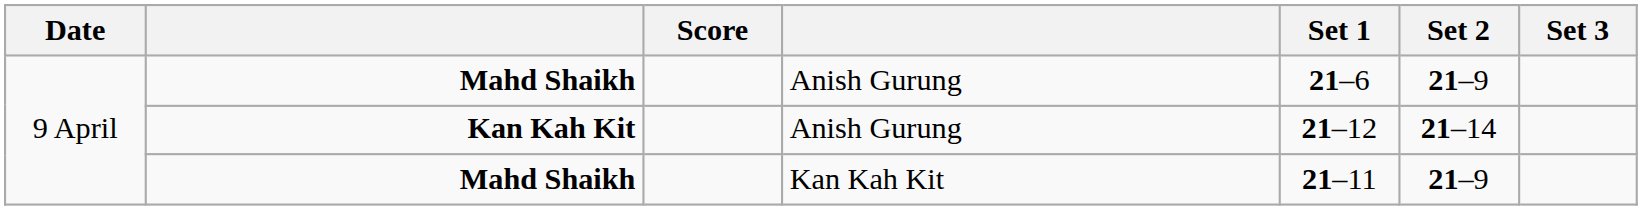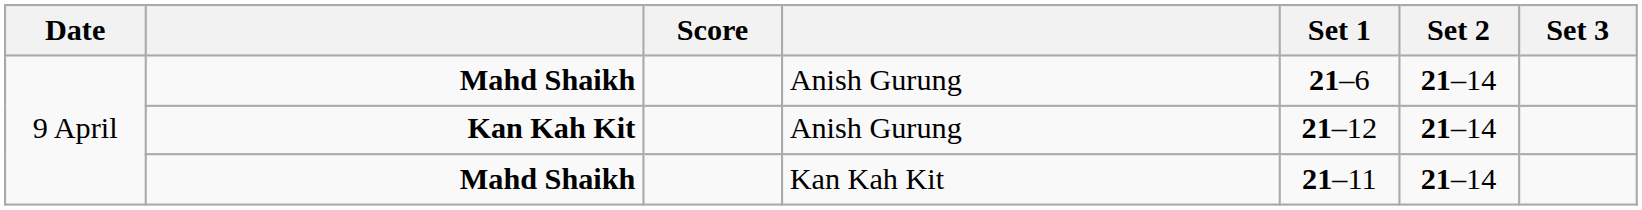(1459, 79) 21–9 -> (1458, 79) 21–14
(1459, 179) 21–9 -> (1458, 179) 21–14
